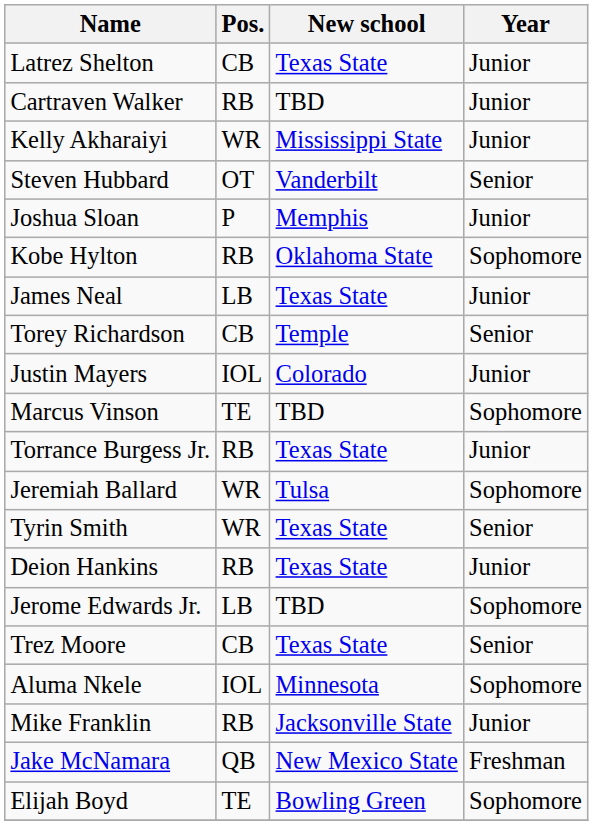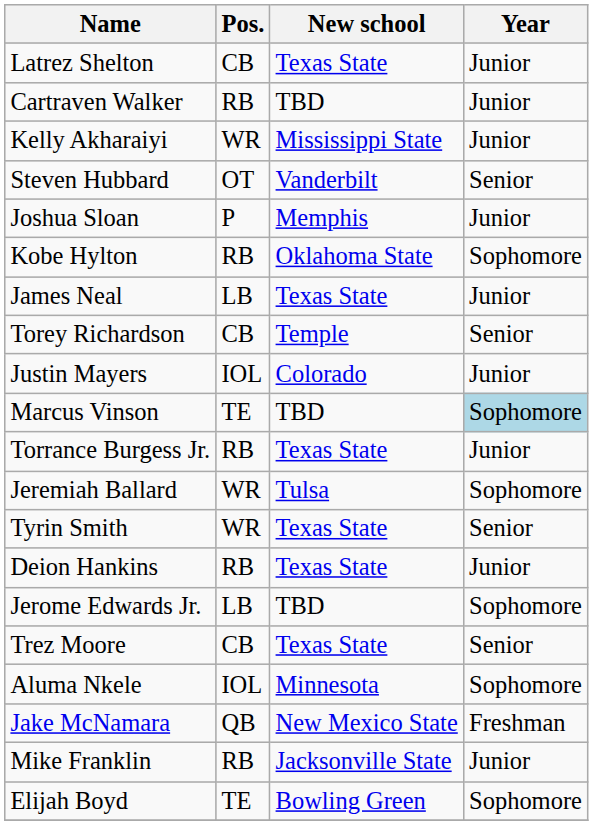(525, 412) no background -> (525, 412) lightblue background
rows swapped: (81, 722) <-> (90, 761)
